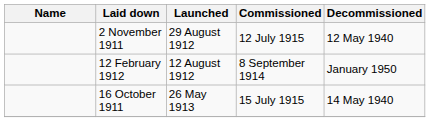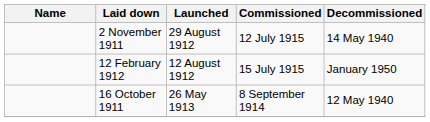(360, 38) 12 May 1940 -> (360, 38) 14 May 1940
(272, 69) 8 September 1914 -> (272, 69) 15 July 1915
(272, 100) 15 July 1915 -> (272, 100) 8 September 1914
(360, 100) 14 May 1940 -> (360, 100) 12 May 1940
